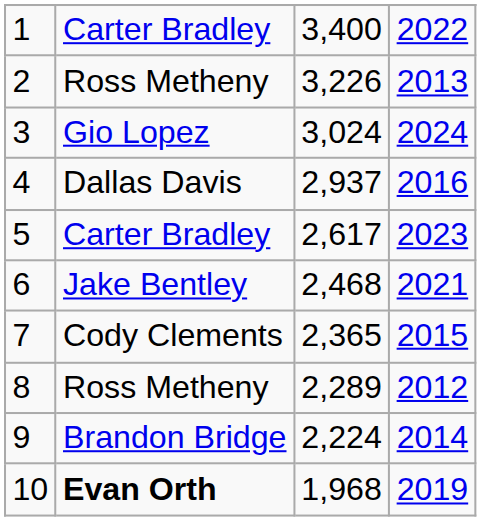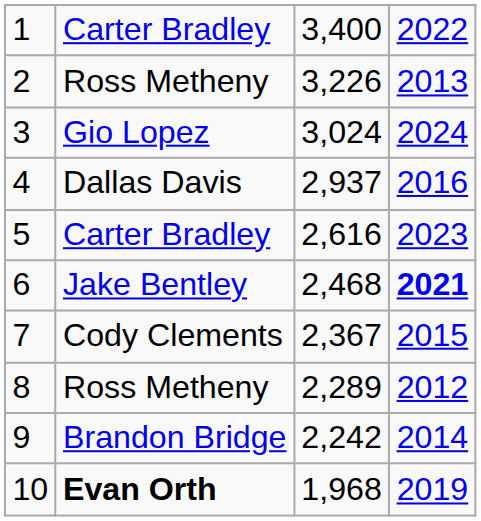(342, 234) 2,617 -> (342, 234) 2,616
(432, 285) normal -> (432, 285) bold
(342, 336) 2,365 -> (342, 336) 2,367
(342, 438) 2,224 -> (342, 438) 2,242
